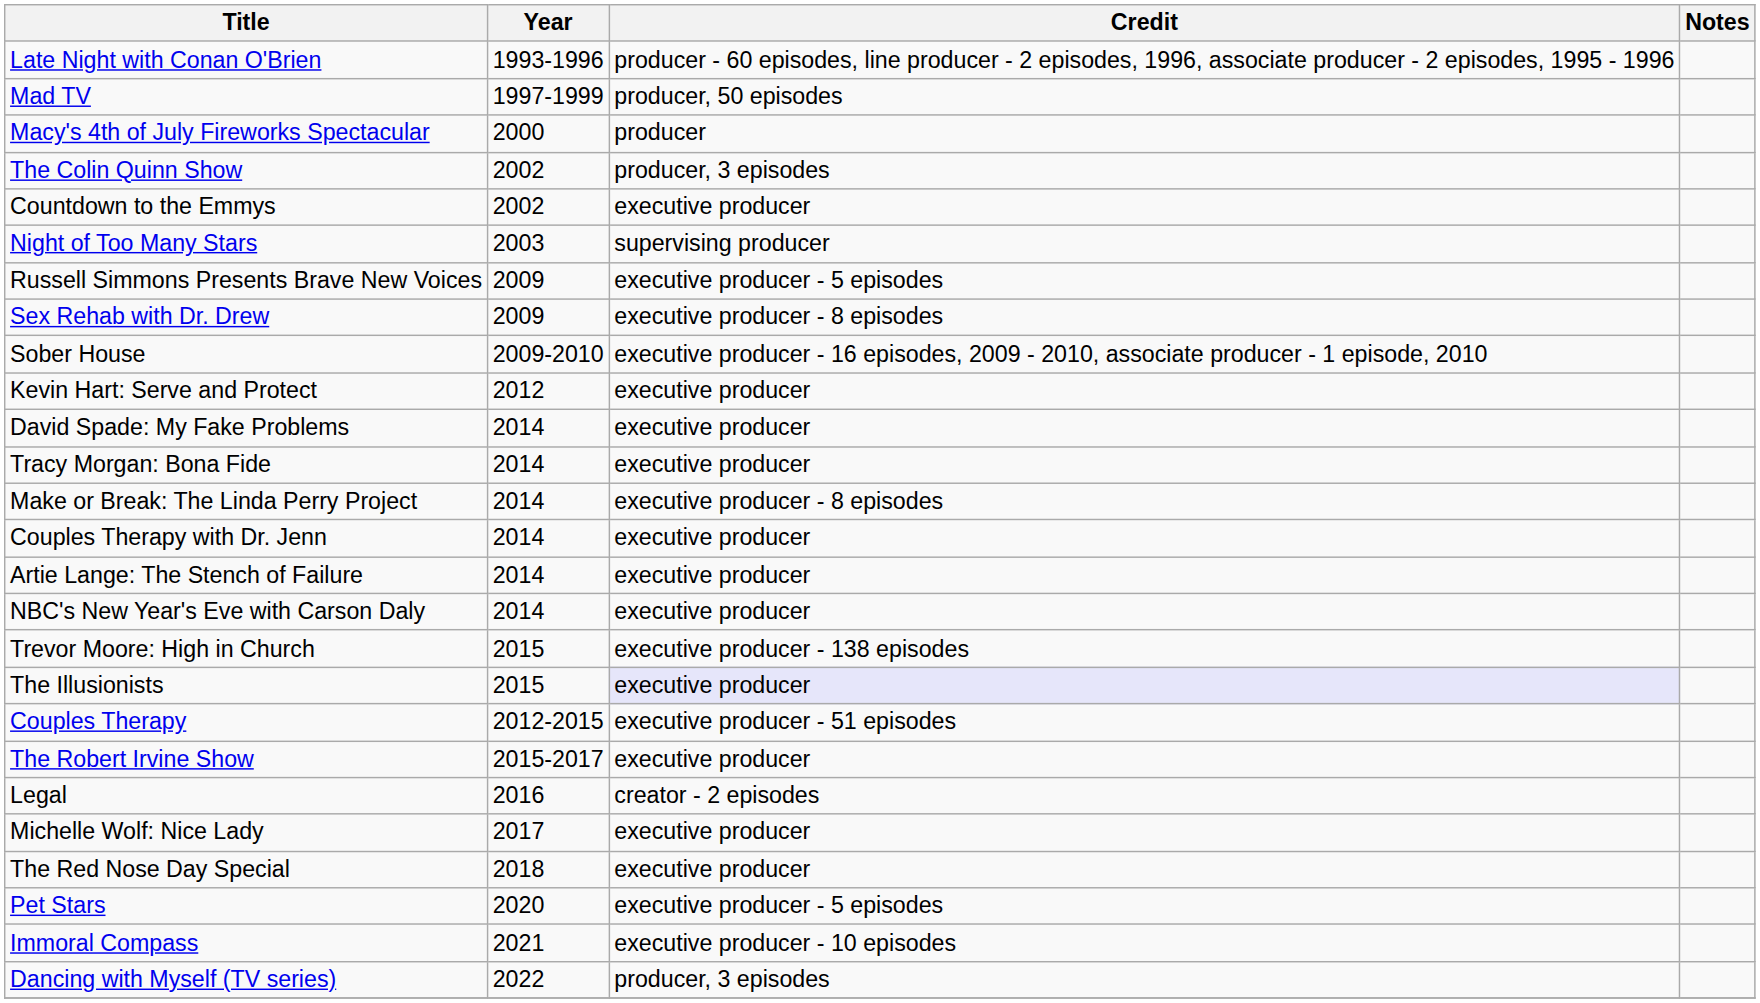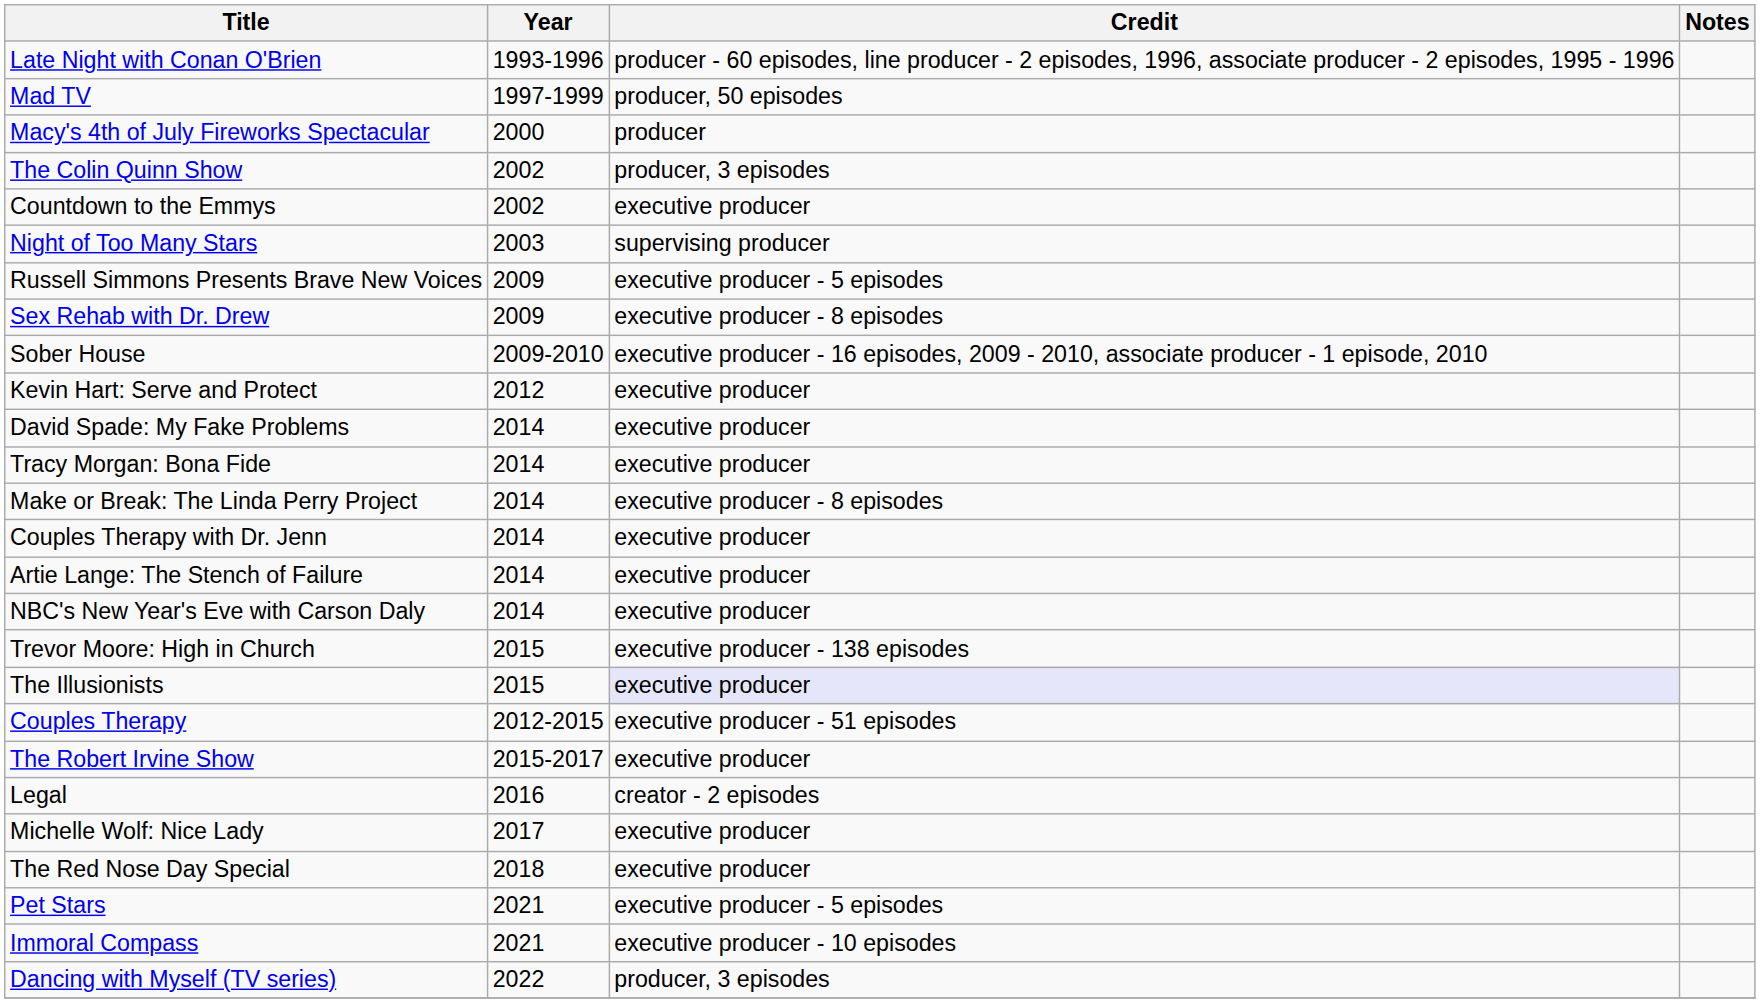(518, 905) 2020 -> (518, 905) 2021
